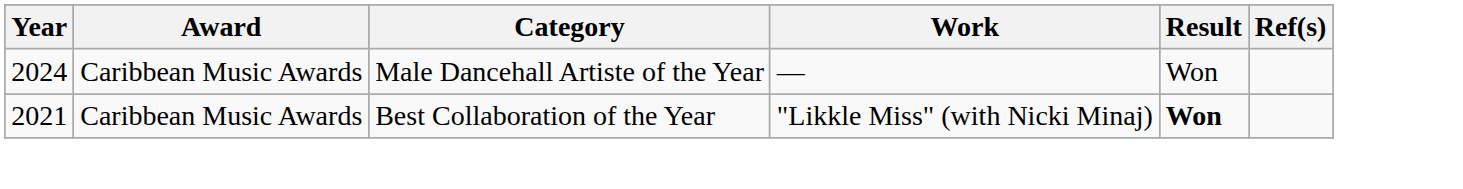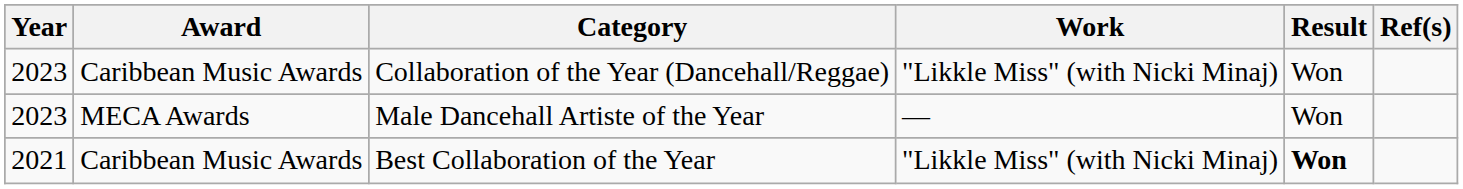+ row: (632, 71)
(39, 71) 2024 -> (39, 115) 2023
(221, 71) Caribbean Music Awards -> (165, 115) MECA Awards
